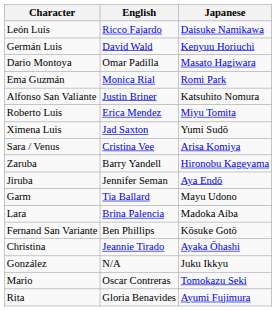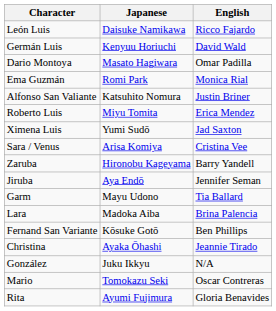columns swapped: (225, 12) <-> (139, 12)
